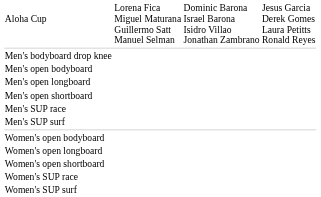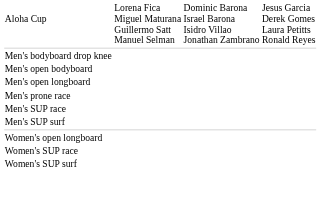- row: (49, 95)
+ row: (38, 95)
- row: (55, 137)
- row: (55, 164)
